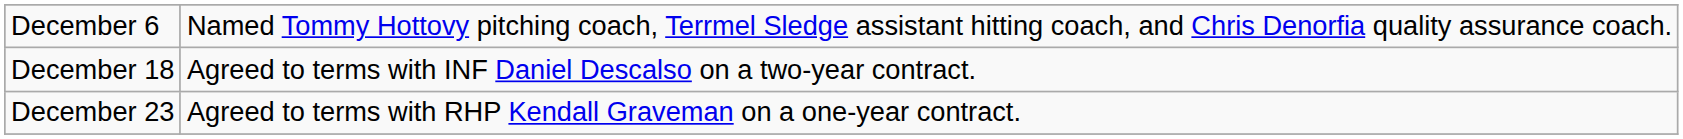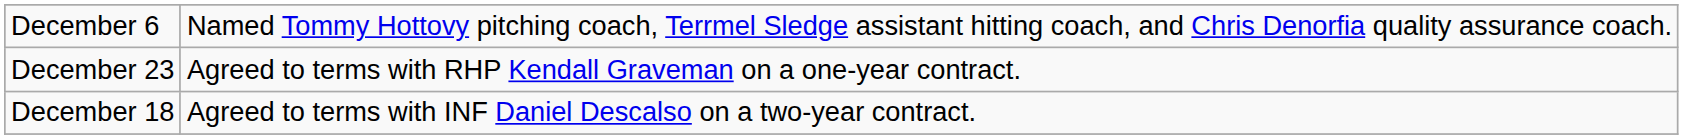rows swapped: (93, 69) <-> (93, 112)
